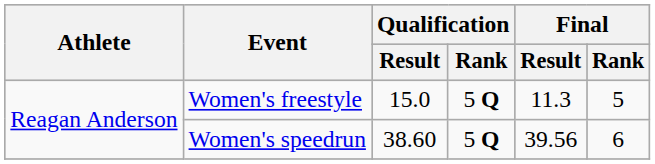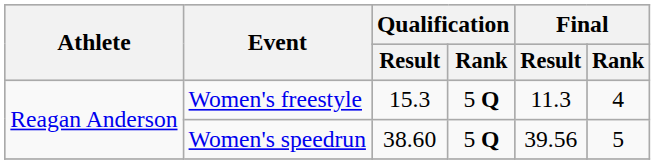(410, 100) 15.0 -> (410, 100) 15.3
(618, 100) 5 -> (618, 100) 4
(618, 139) 6 -> (618, 139) 5
